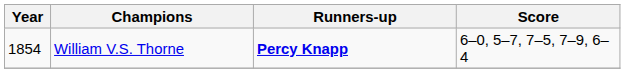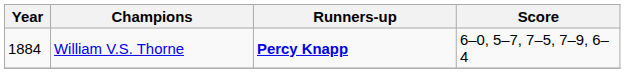(25, 48) 1854 -> (25, 48) 1884
